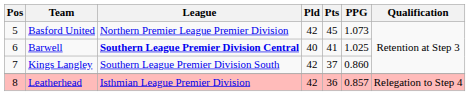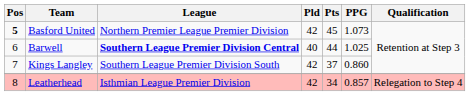(15, 30) normal -> (15, 30) bold
(332, 47) 41 -> (332, 47) 44
(332, 82) 36 -> (332, 82) 34
